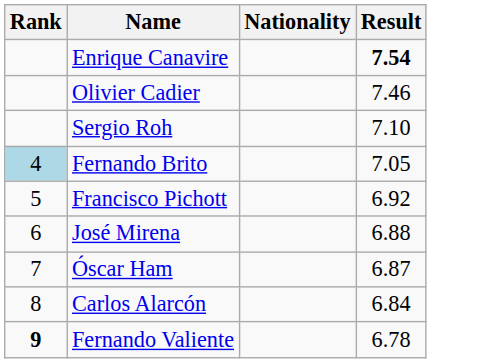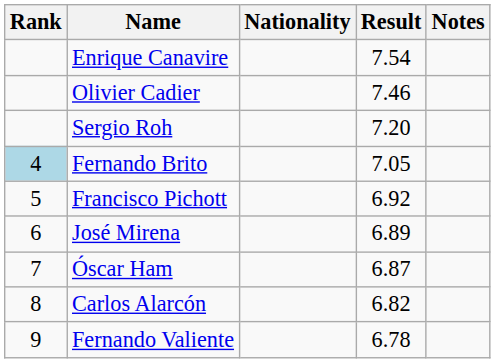+ column: (458, 22)
(391, 57) bold -> (391, 57) normal
(391, 127) 7.10 -> (391, 127) 7.20
(391, 233) 6.88 -> (391, 233) 6.89
(391, 304) 6.84 -> (391, 304) 6.82
(36, 339) bold -> (36, 339) normal
